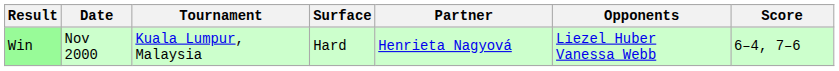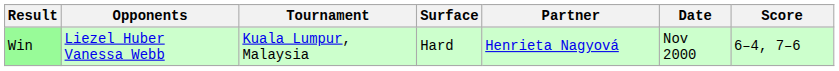columns swapped: (97, 16) <-> (642, 16)
